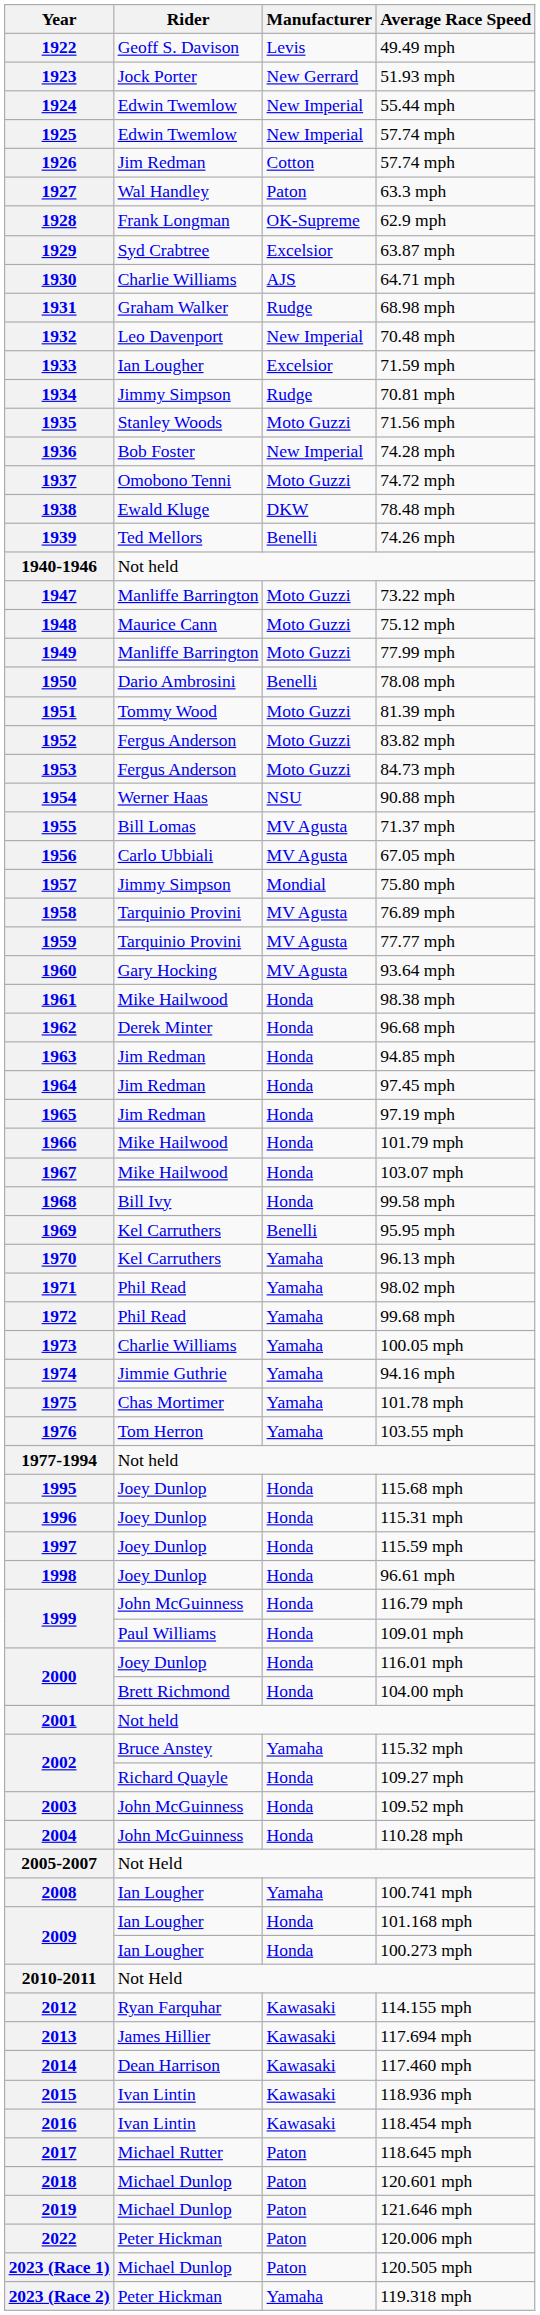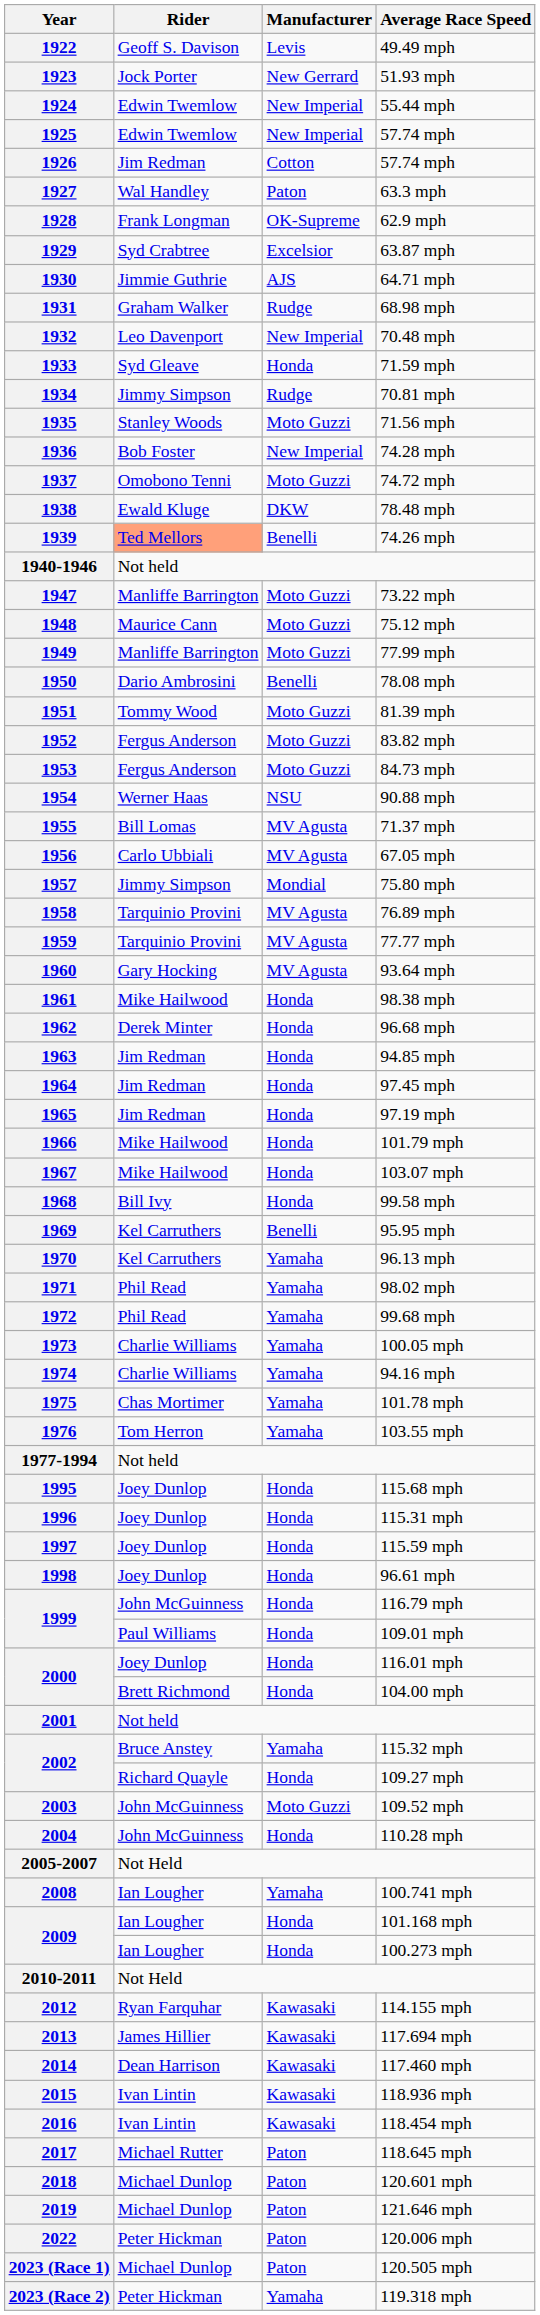(177, 278) Charlie Williams -> (172, 278) Jimmie Guthrie
(161, 364) Ian Lougher -> (158, 364) Syd Gleave
(300, 364) Excelsior -> (290, 364) Honda
(160, 537) no background -> (160, 537) lightsalmon background
(172, 1373) Jimmie Guthrie -> (177, 1373) Charlie Williams
(290, 1806) Honda -> (309, 1806) Moto Guzzi
